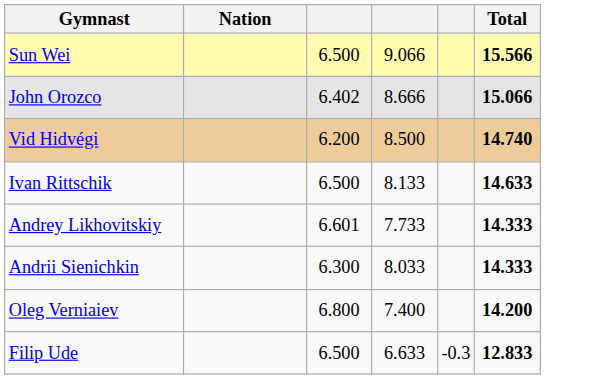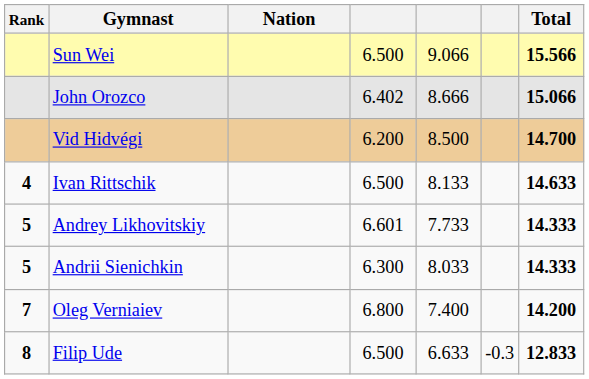+ column: (27, 20)
(507, 139) 14.740 -> (551, 139) 14.700
